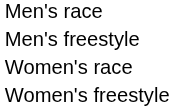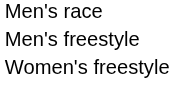- row: (69, 67)
